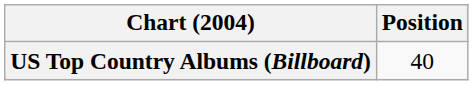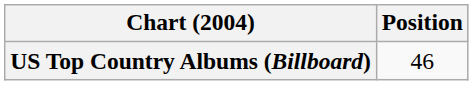(422, 60) 40 -> (422, 60) 46
